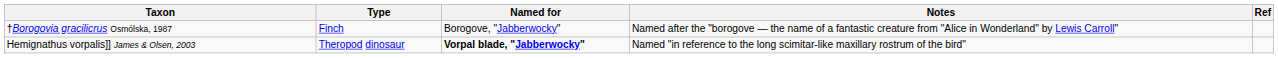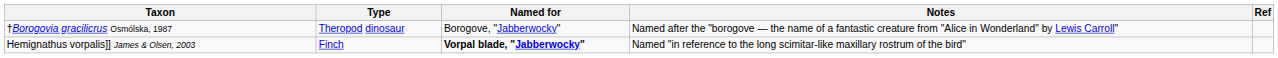(331, 28) Finch -> (362, 28) Theropod dinosaur
(362, 45) Theropod dinosaur -> (331, 45) Finch
